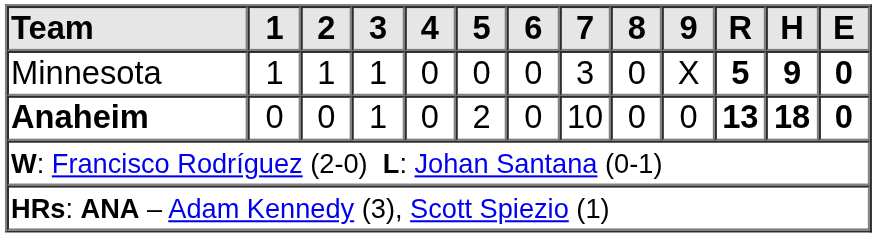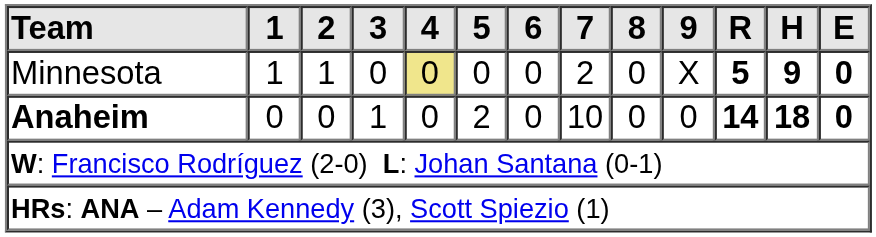(378, 72) 1 -> (378, 72) 0
(430, 72) no background -> (430, 72) khaki background
(585, 72) 3 -> (585, 72) 2
(740, 117) 13 -> (740, 117) 14
